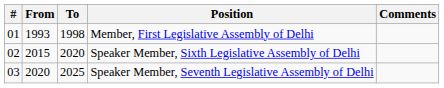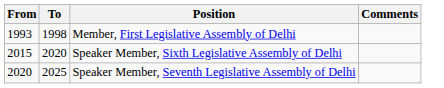- column: (13, 14)
